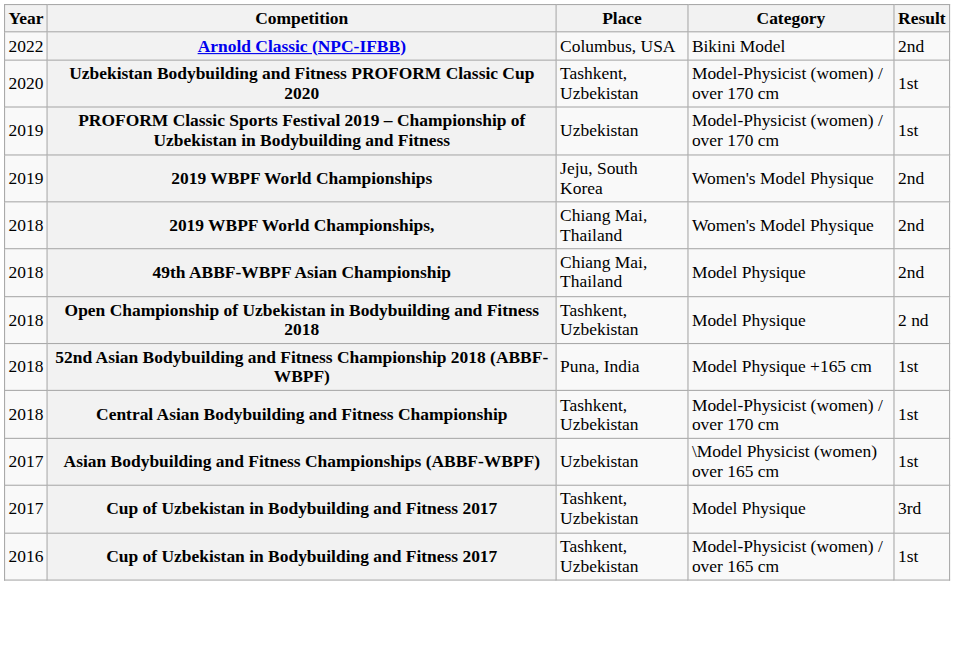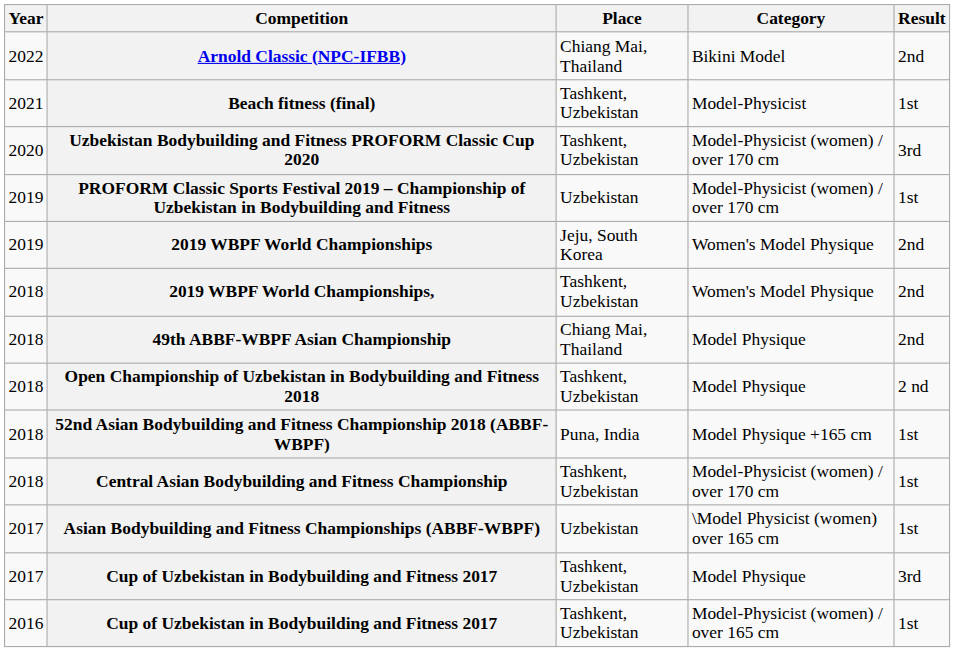(618, 45) Columbus, USA -> (604, 55) Chiang Mai, Thailand
+ row: (26, 103)
(908, 83) 1st -> (910, 150) 3rd
(604, 225) Chiang Mai, Thailand -> (599, 292) Tashkent, Uzbekistan
